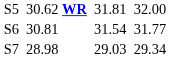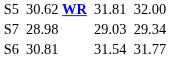rows swapped: (11, 29) <-> (11, 49)
